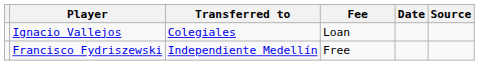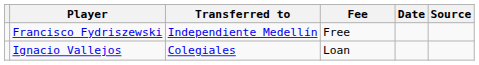rows swapped: (87, 51) <-> (67, 32)
